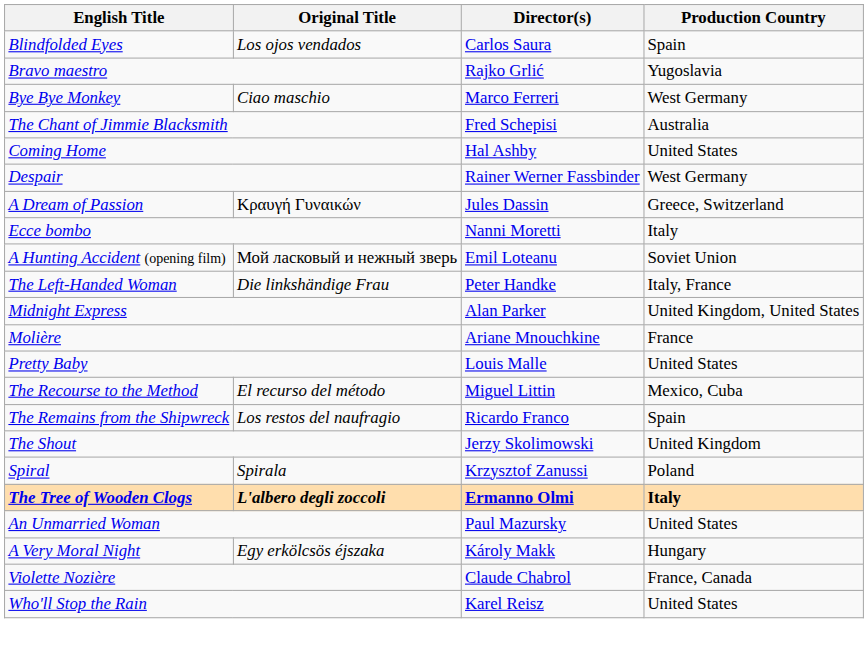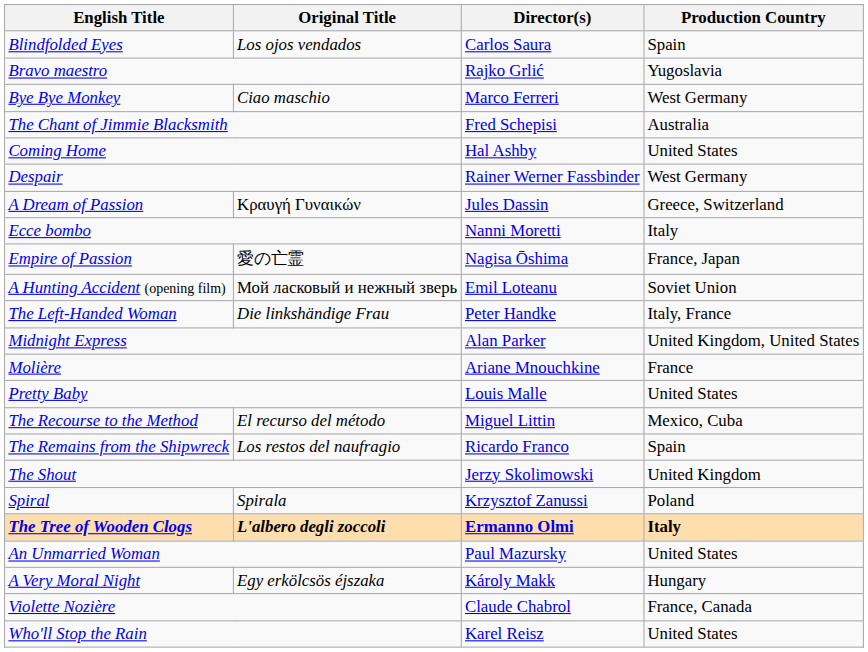+ row: (70, 259)
